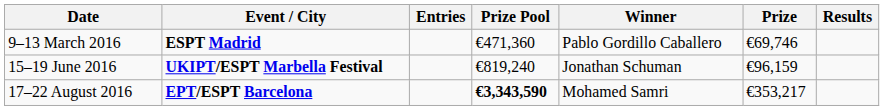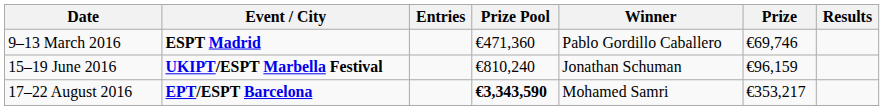(505, 67) €819,240 -> (505, 67) €810,240
